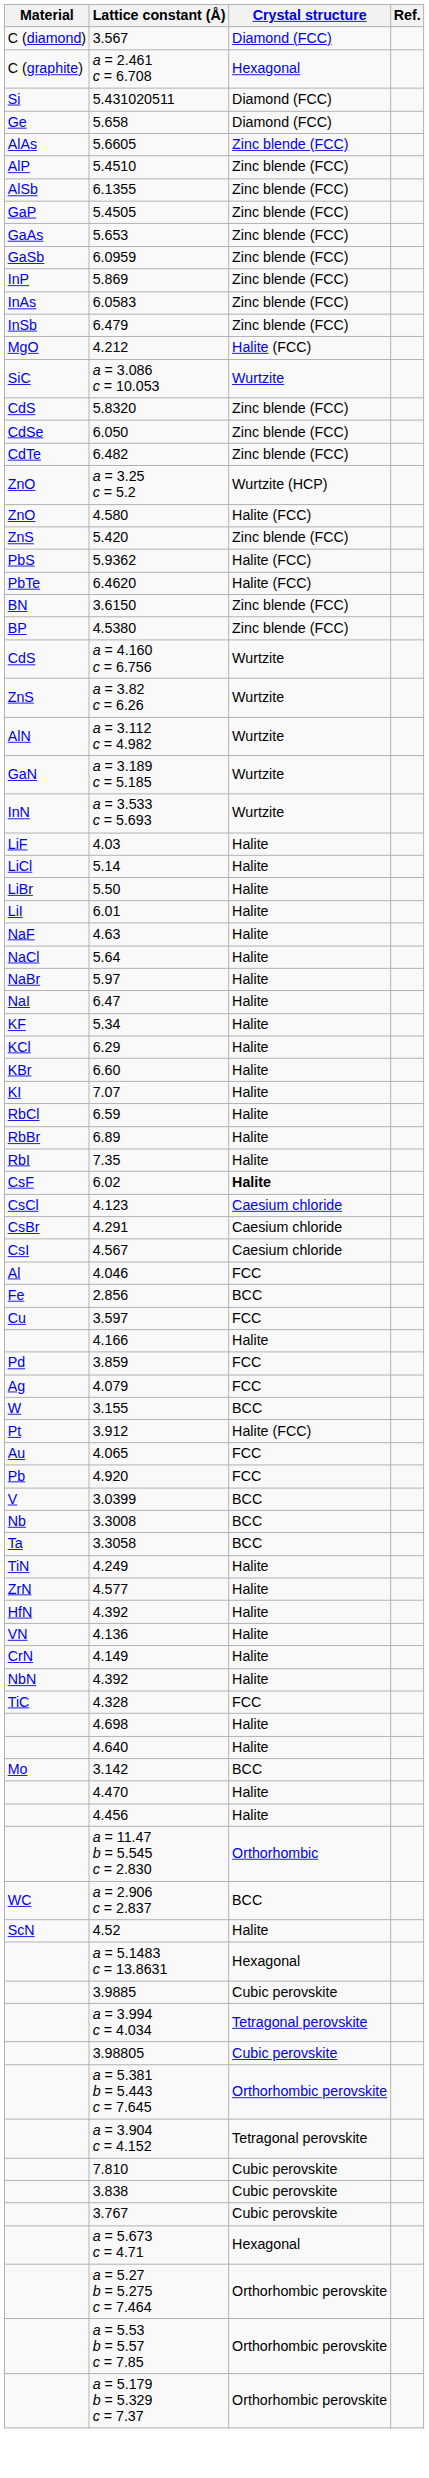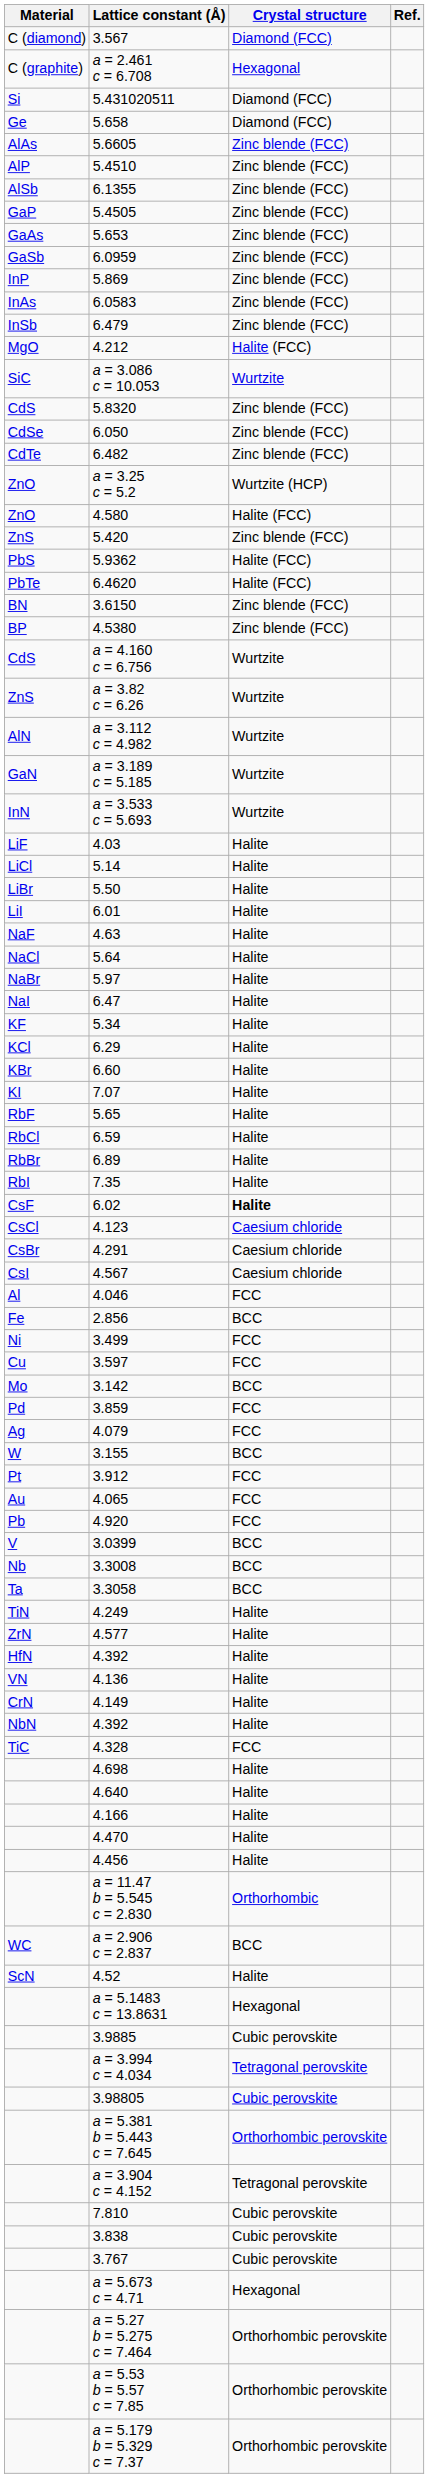+ row: (21, 1115)
+ row: (14, 1340)
rows swapped: (18, 1769) <-> (47, 1341)
(272, 1431) Halite (FCC) -> (247, 1476) FCC
